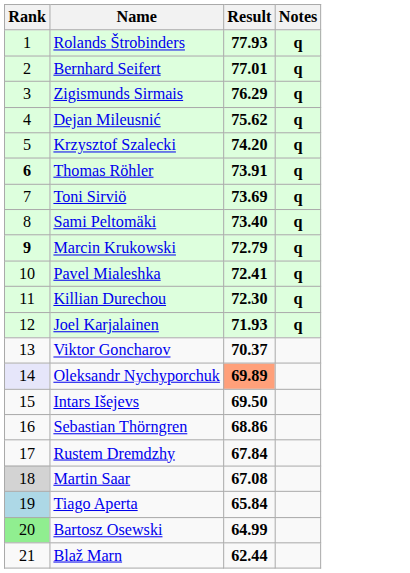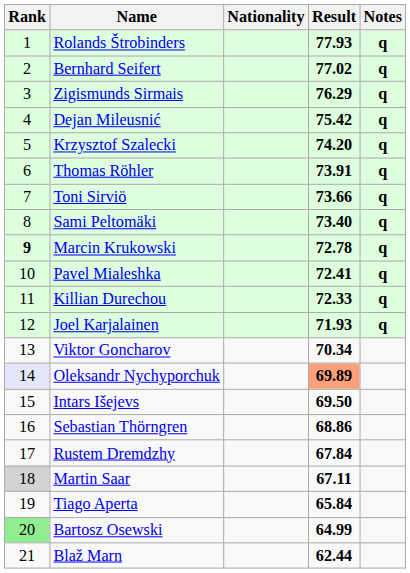+ column: (266, 17)
(249, 68) 77.01 -> (334, 68) 77.02
(249, 119) 75.62 -> (334, 119) 75.42
(27, 171) bold -> (27, 171) normal
(249, 196) 73.69 -> (334, 196) 73.66
(249, 247) 72.79 -> (334, 247) 72.78
(249, 299) 72.30 -> (334, 299) 72.33
(249, 350) 70.37 -> (334, 350) 70.34
(249, 478) 67.08 -> (334, 478) 67.11
(27, 504) lightblue background -> (27, 504) no background
